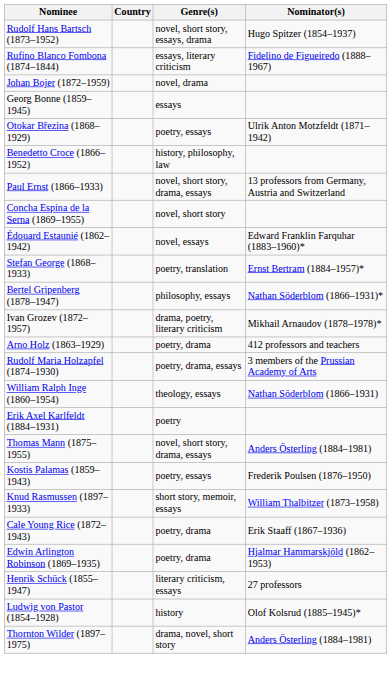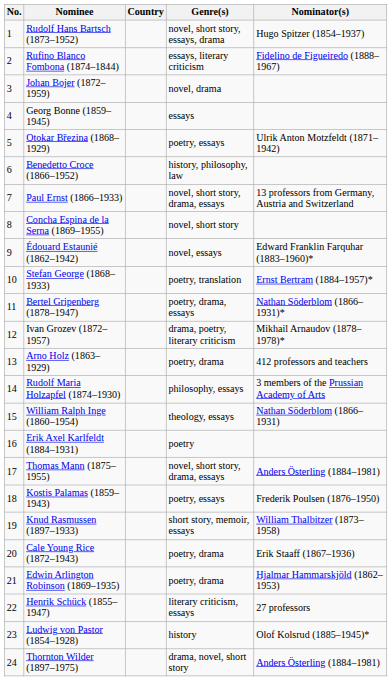+ column: (14, 12)
(193, 296) philosophy, essays -> (197, 307) poetry, drama, essays
(198, 366) poetry, drama, essays -> (206, 389) philosophy, essays
